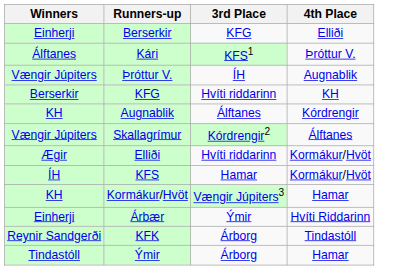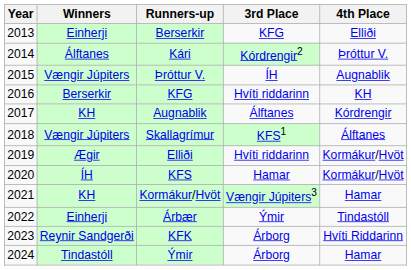+ column: (21, 14)
(239, 54) KFS1 -> (272, 54) Kórdrengir2
(239, 134) Kórdrengir2 -> (272, 134) KFS1
(330, 216) Hvíti Riddarinn -> (363, 216) Tindastóll
(330, 236) Tindastóll -> (363, 236) Hvíti Riddarinn
